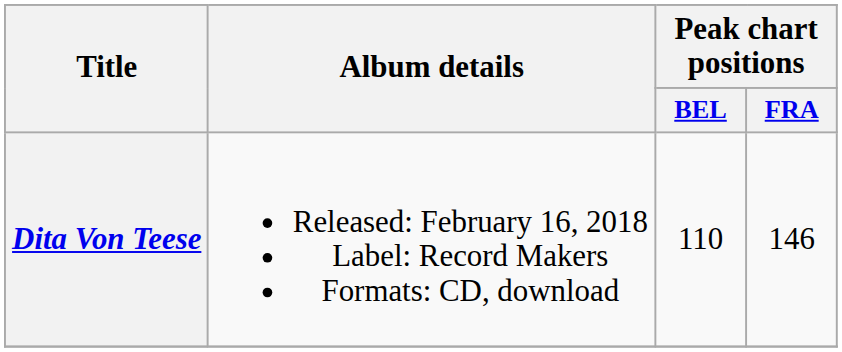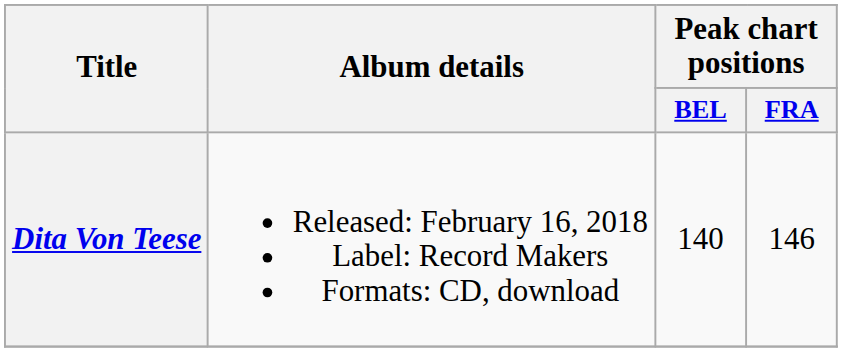(701, 238) 110 -> (701, 238) 140
